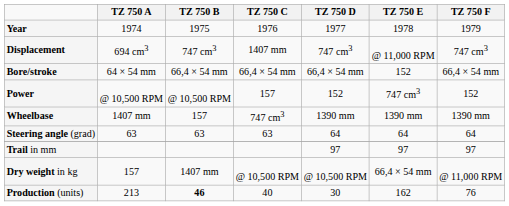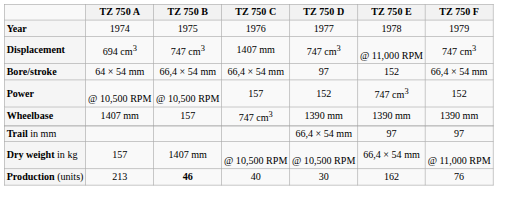(335, 71) 66,4 × 54 mm -> (324, 71) 97
- row: (51, 133)
(335, 149) 97 -> (324, 133) 66,4 × 54 mm
